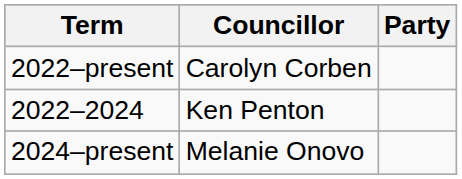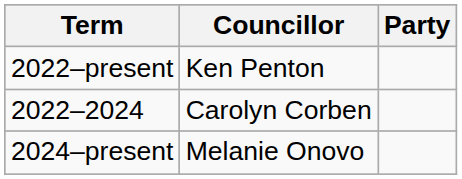(279, 67) Carolyn Corben -> (255, 67) Ken Penton
(255, 109) Ken Penton -> (279, 109) Carolyn Corben
